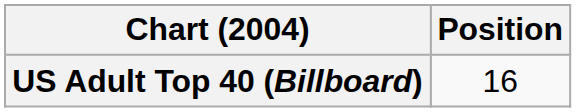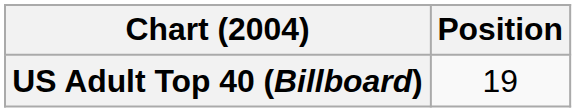(500, 80) 16 -> (500, 80) 19
